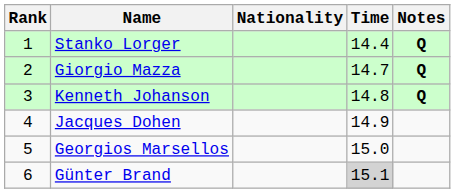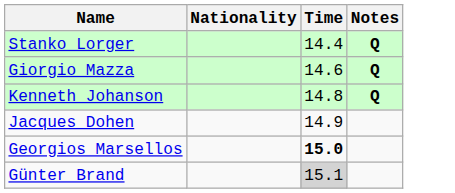- column: (28, 18)
(370, 70) 14.7 -> (324, 70) 14.6
(370, 149) normal -> (324, 149) bold
